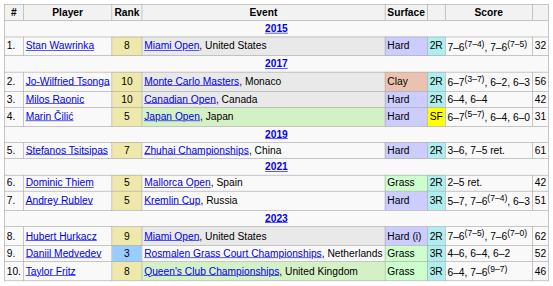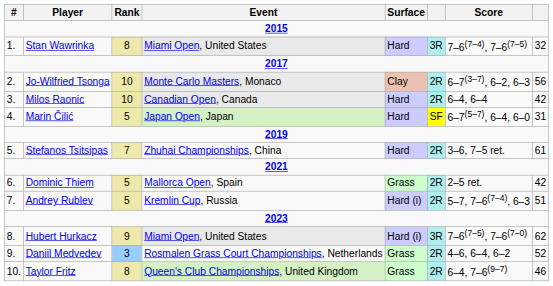(436, 46) 2R -> (436, 46) 3R
(398, 200) Hard -> (404, 200) Hard (i)
(436, 200) 3R -> (436, 200) 2R
(436, 236) 2R -> (436, 236) 3R
(436, 253) 3R -> (436, 253) 2R
(436, 271) 3R -> (436, 271) 2R
